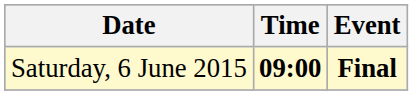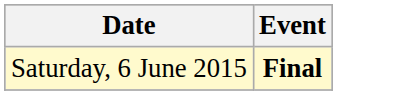- column: (290, 25)
